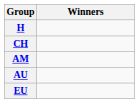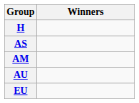- row: (21, 43)
+ row: (21, 43)
